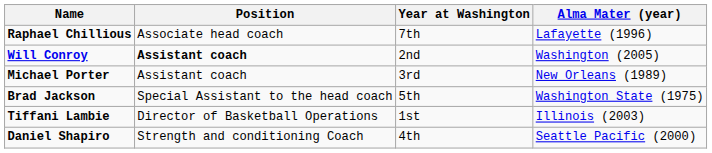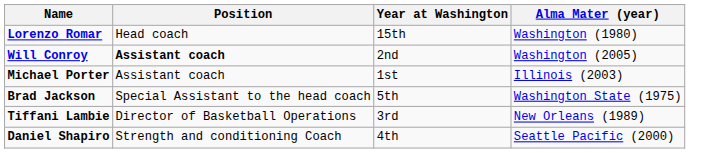+ row: (55, 35)
- row: (69, 35)
(409, 76) 3rd -> (388, 76) 1st
(601, 76) New Orleans (1989) -> (569, 76) Illinois (2003)
(409, 117) 1st -> (388, 117) 3rd
(590, 117) Illinois (2003) -> (580, 117) New Orleans (1989)
